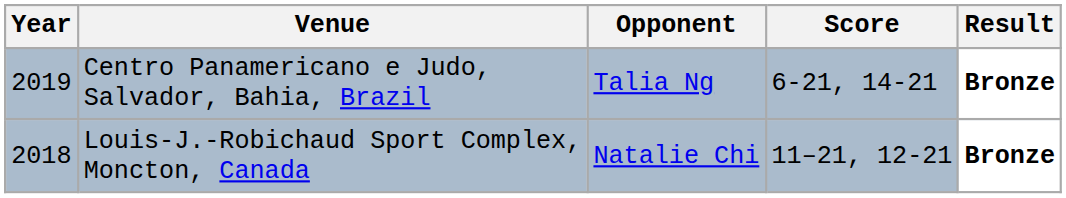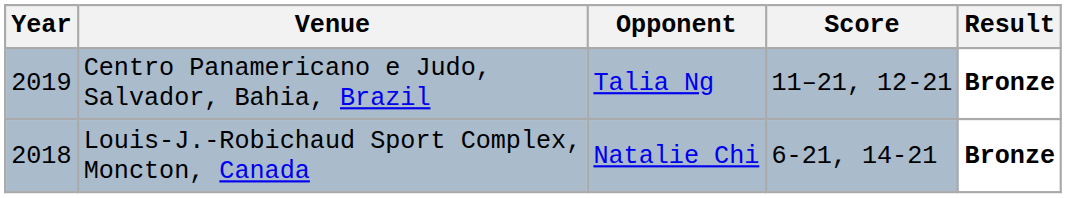(854, 83) 6-21, 14-21 -> (862, 83) 11–21, 12-21
(862, 156) 11–21, 12-21 -> (854, 156) 6-21, 14-21
